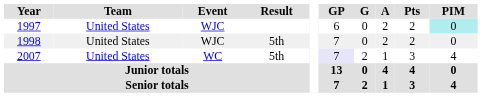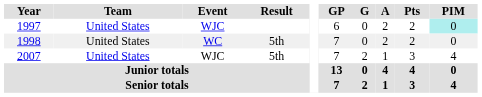(213, 41) WJC -> (213, 41) WC
(213, 55) WC -> (213, 55) WJC
(336, 55) lavender background -> (336, 55) no background
